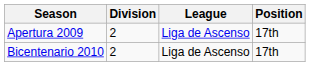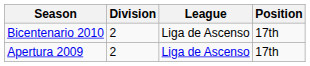rows swapped: (45, 33) <-> (56, 52)
